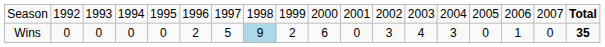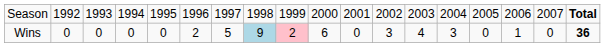(292, 33) no background -> (292, 33) pink background
(583, 33) 35 -> (583, 33) 36
